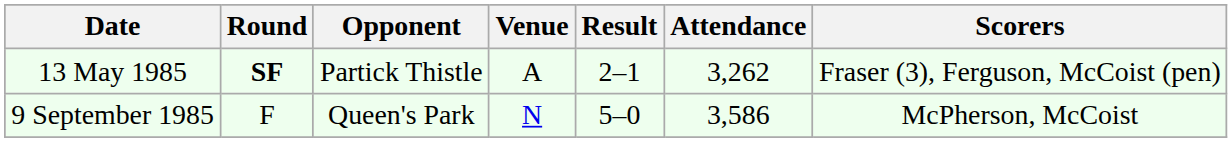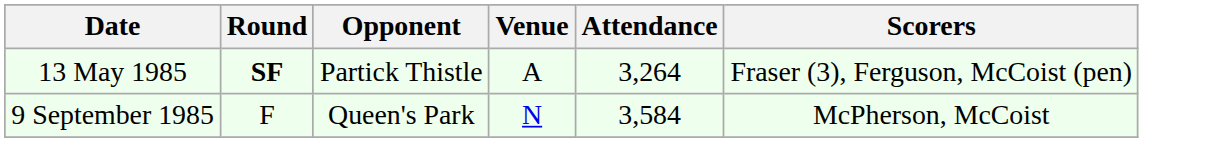- column: (619, 26)
(738, 70) 3,262 -> (650, 70) 3,264
(738, 114) 3,586 -> (650, 114) 3,584
